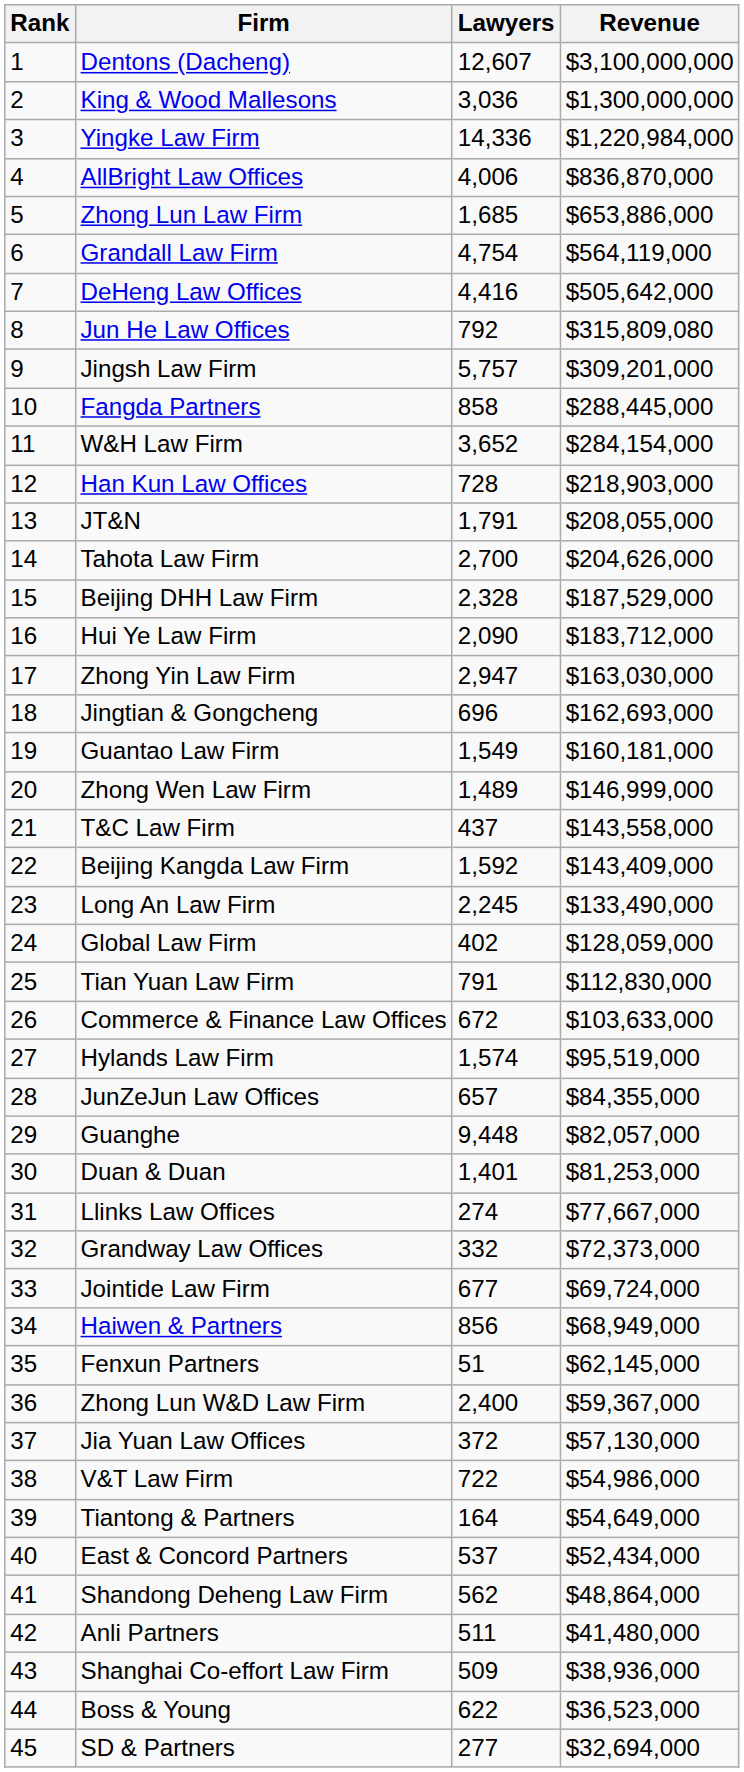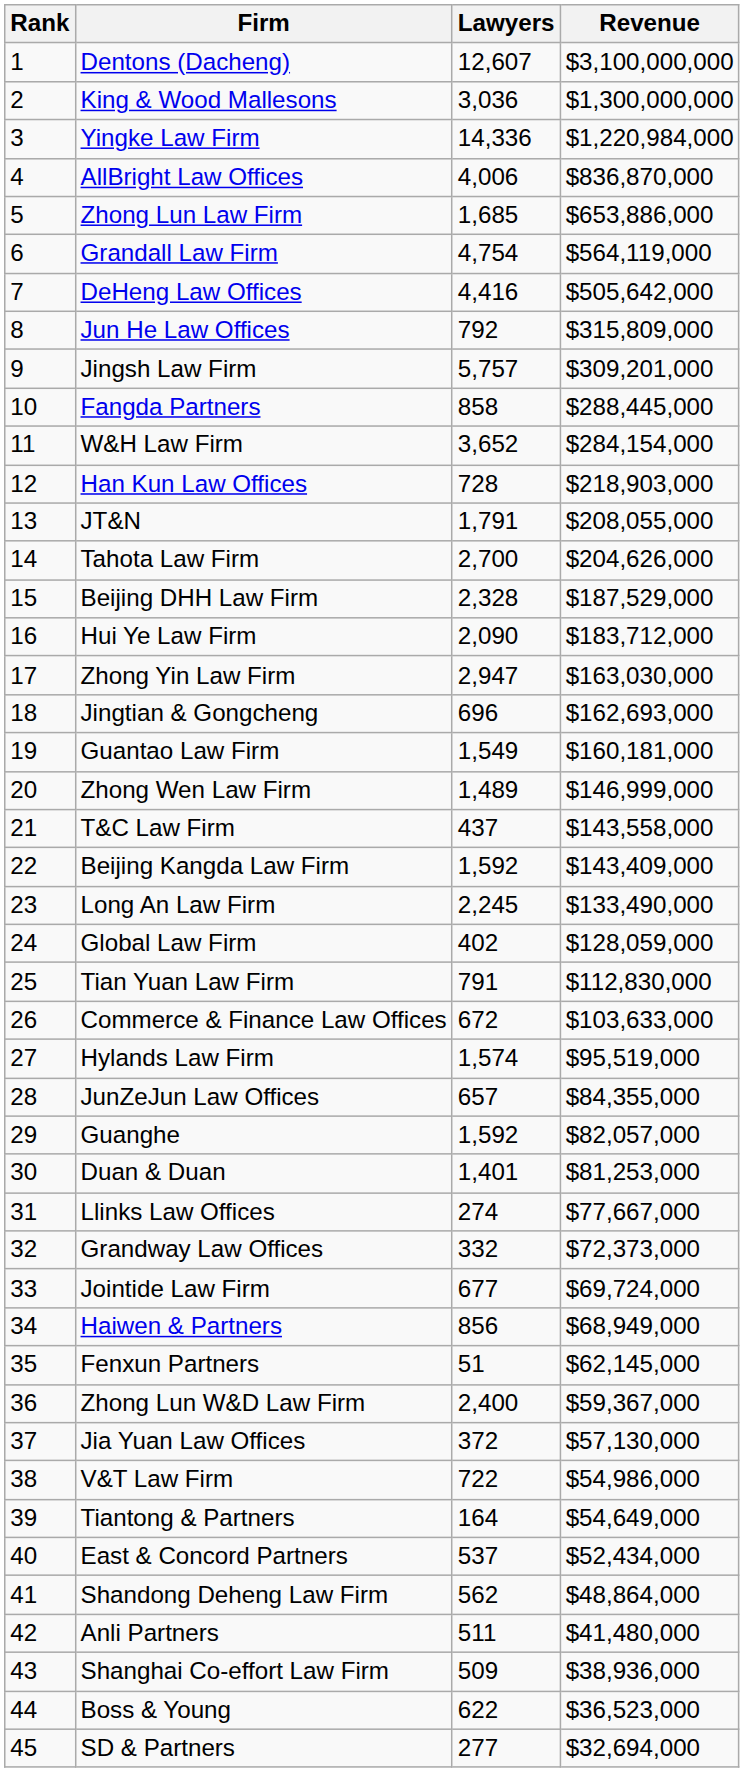(640, 330) $315,809,080 -> (640, 330) $315,809,000
(488, 1134) 9,448 -> (488, 1134) 1,592
